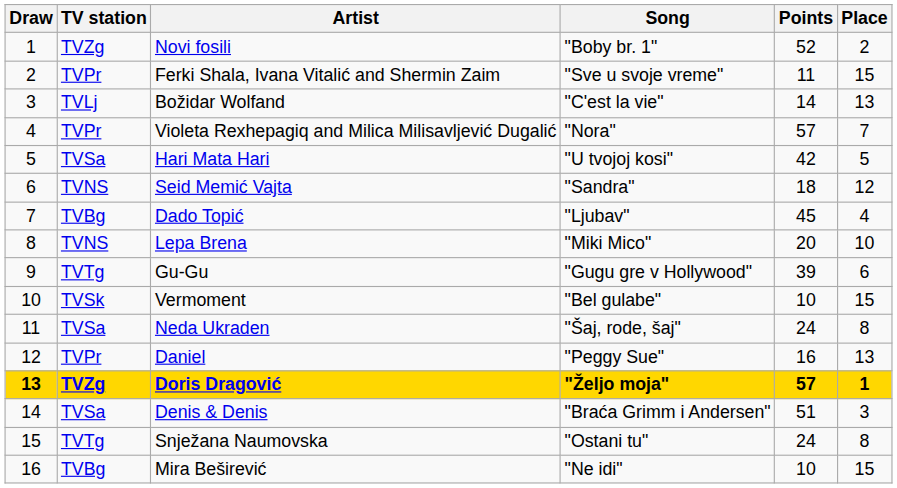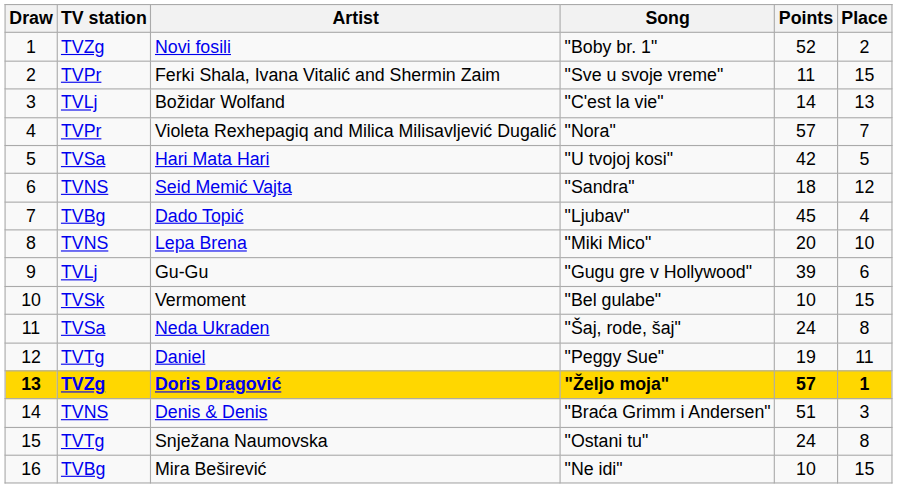(83, 272) TVTg -> (79, 272) TVLj
(81, 356) TVPr -> (83, 356) TVTg
(806, 356) 16 -> (806, 356) 19
(865, 356) 13 -> (865, 356) 11
(83, 412) TVSa -> (85, 412) TVNS
